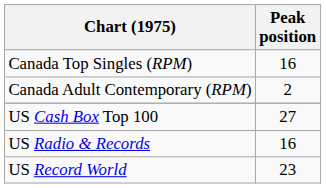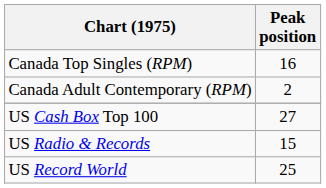(288, 143) 16 -> (288, 143) 15
(288, 169) 23 -> (288, 169) 25
